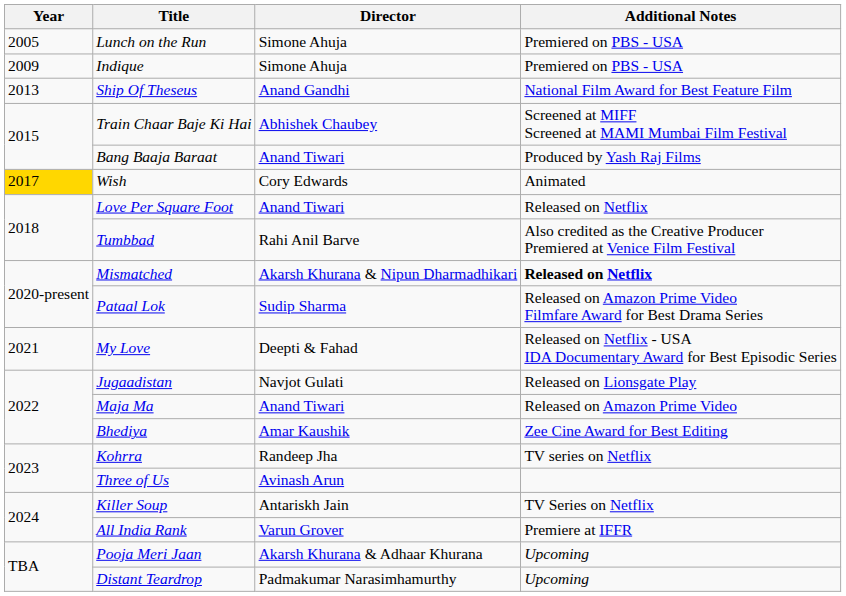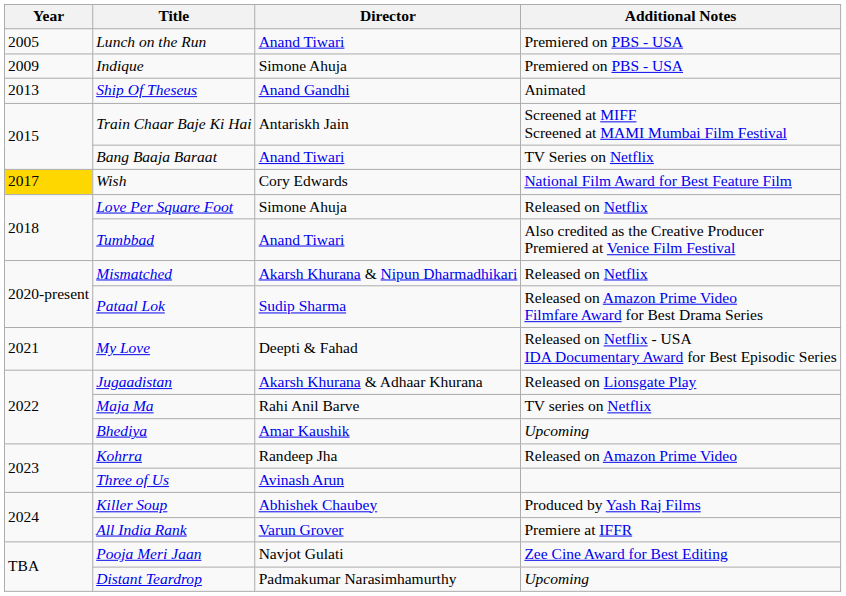(303, 41) Simone Ahuja -> (302, 41) Anand Tiwari
(658, 90) National Film Award for Best Feature Film -> (555, 90) Animated
(318, 123) Abhishek Chaubey -> (304, 123) Antariskh Jain
(613, 157) Produced by Yash Raj Films -> (589, 157) TV Series on Netflix
(555, 181) Animated -> (658, 181) National Film Award for Best Feature Film
(302, 206) Anand Tiwari -> (303, 206) Simone Ahuja
(309, 239) Rahi Anil Barve -> (302, 239) Anand Tiwari
(588, 273) bold -> (586, 273) normal
(301, 382) Navjot Gulati -> (371, 382) Akarsh Khurana & Adhaar Khurana
(302, 406) Anand Tiwari -> (309, 406) Rahi Anil Barve
(631, 406) Released on Amazon Prime Video -> (588, 406) TV series on Netflix
(626, 431) Zee Cine Award for Best Editing -> (557, 431) Upcoming
(588, 455) TV series on Netflix -> (631, 455) Released on Amazon Prime Video
(304, 505) Antariskh Jain -> (318, 505) Abhishek Chaubey
(589, 505) TV Series on Netflix -> (613, 505) Produced by Yash Raj Films
(371, 554) Akarsh Khurana & Adhaar Khurana -> (301, 554) Navjot Gulati
(557, 554) Upcoming -> (626, 554) Zee Cine Award for Best Editing
